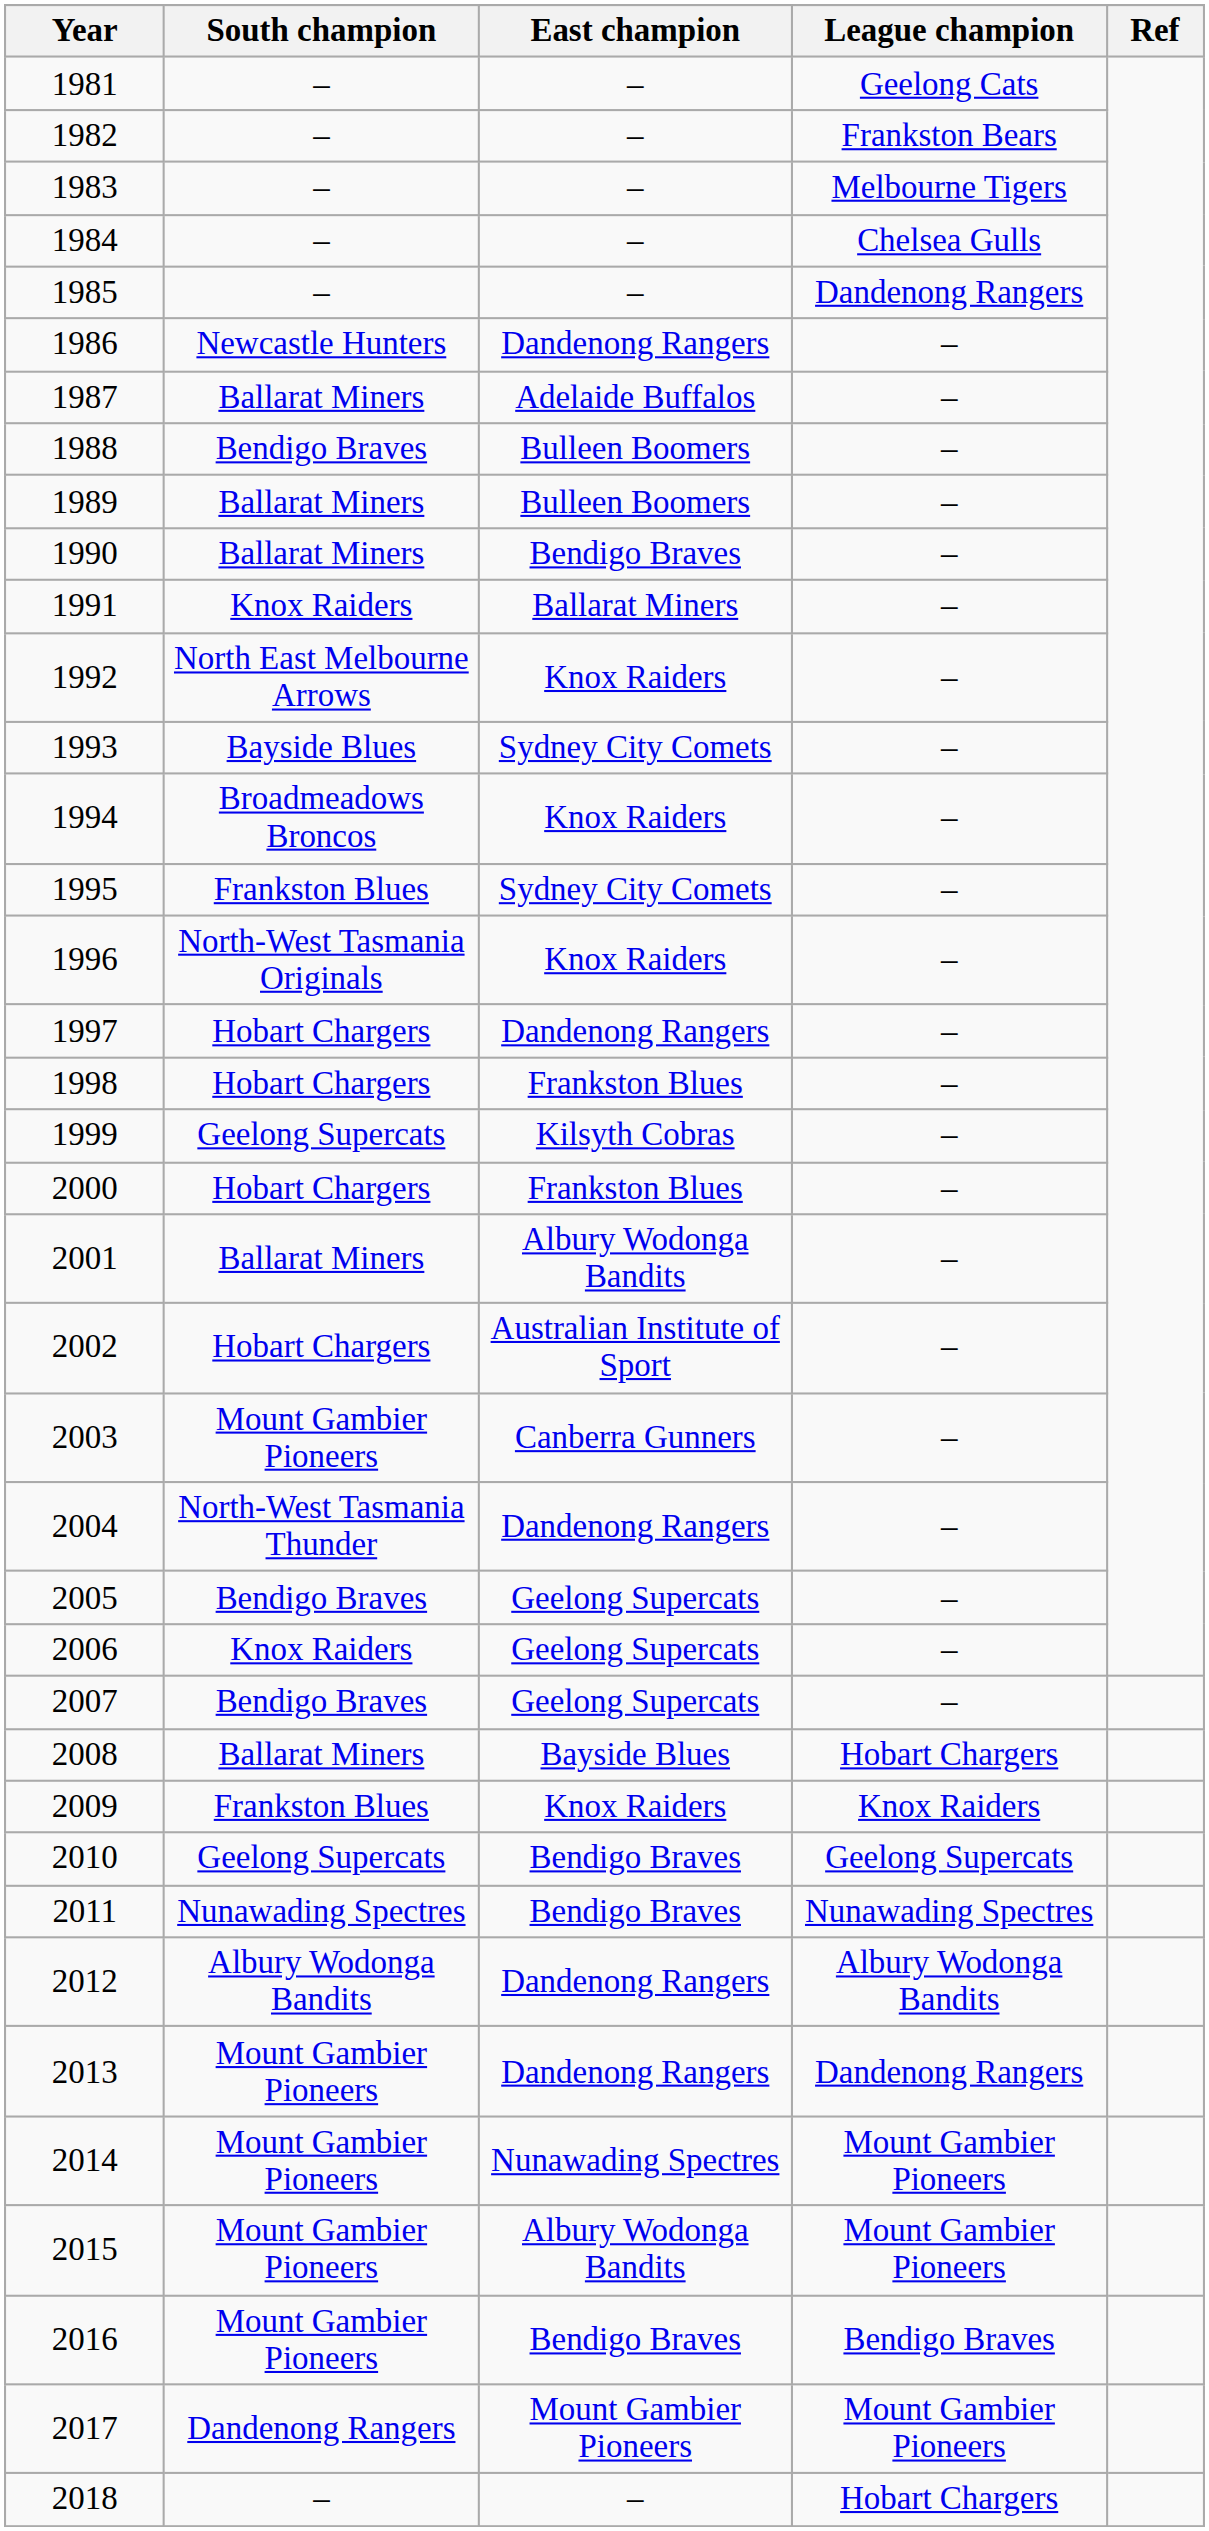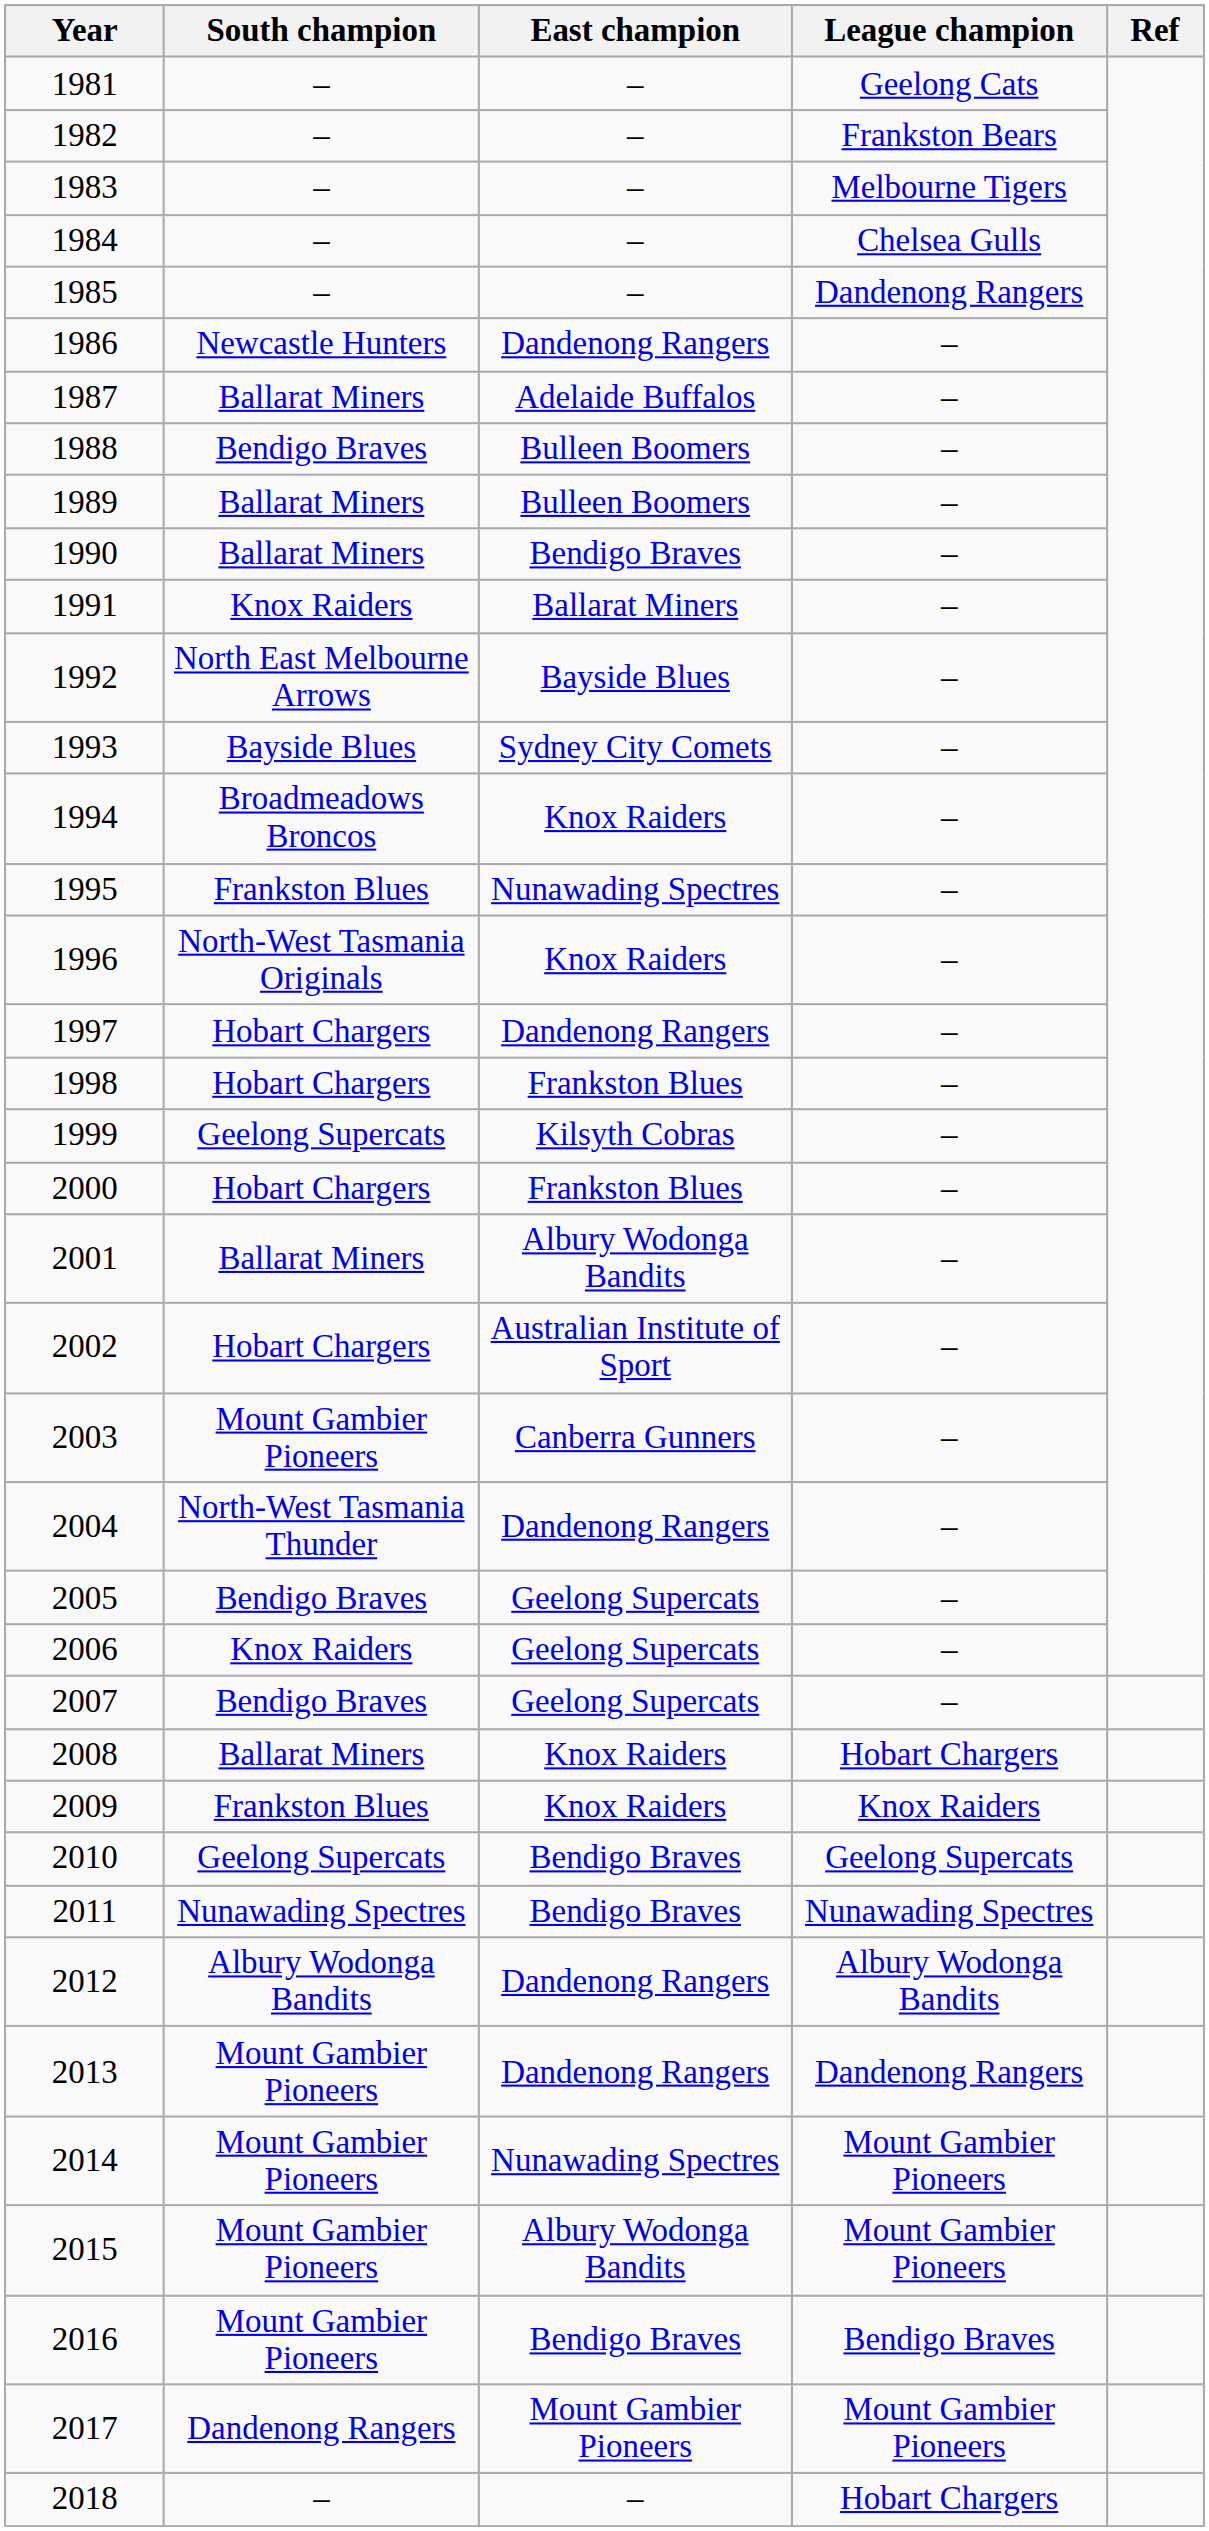(635, 676) Knox Raiders -> (635, 676) Bayside Blues
(635, 888) Sydney City Comets -> (635, 888) Nunawading Spectres
(635, 1753) Bayside Blues -> (635, 1753) Knox Raiders
